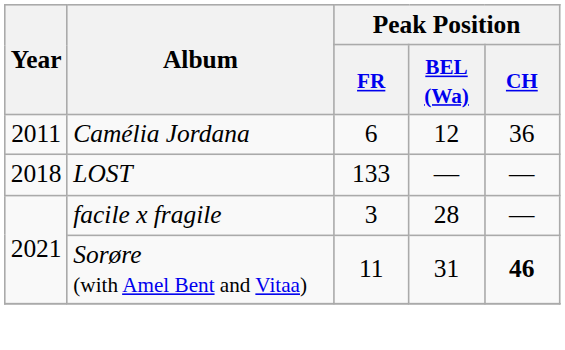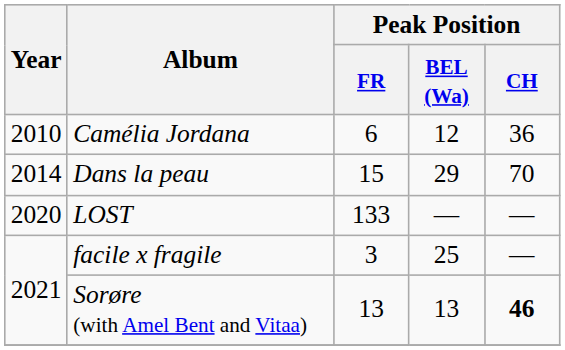(36, 133) 2011 -> (36, 133) 2010
+ row: (141, 174)
(36, 174) 2018 -> (36, 214) 2020
(447, 214) 28 -> (447, 255) 25
(371, 269) 11 -> (371, 309) 13
(447, 269) 31 -> (447, 309) 13
